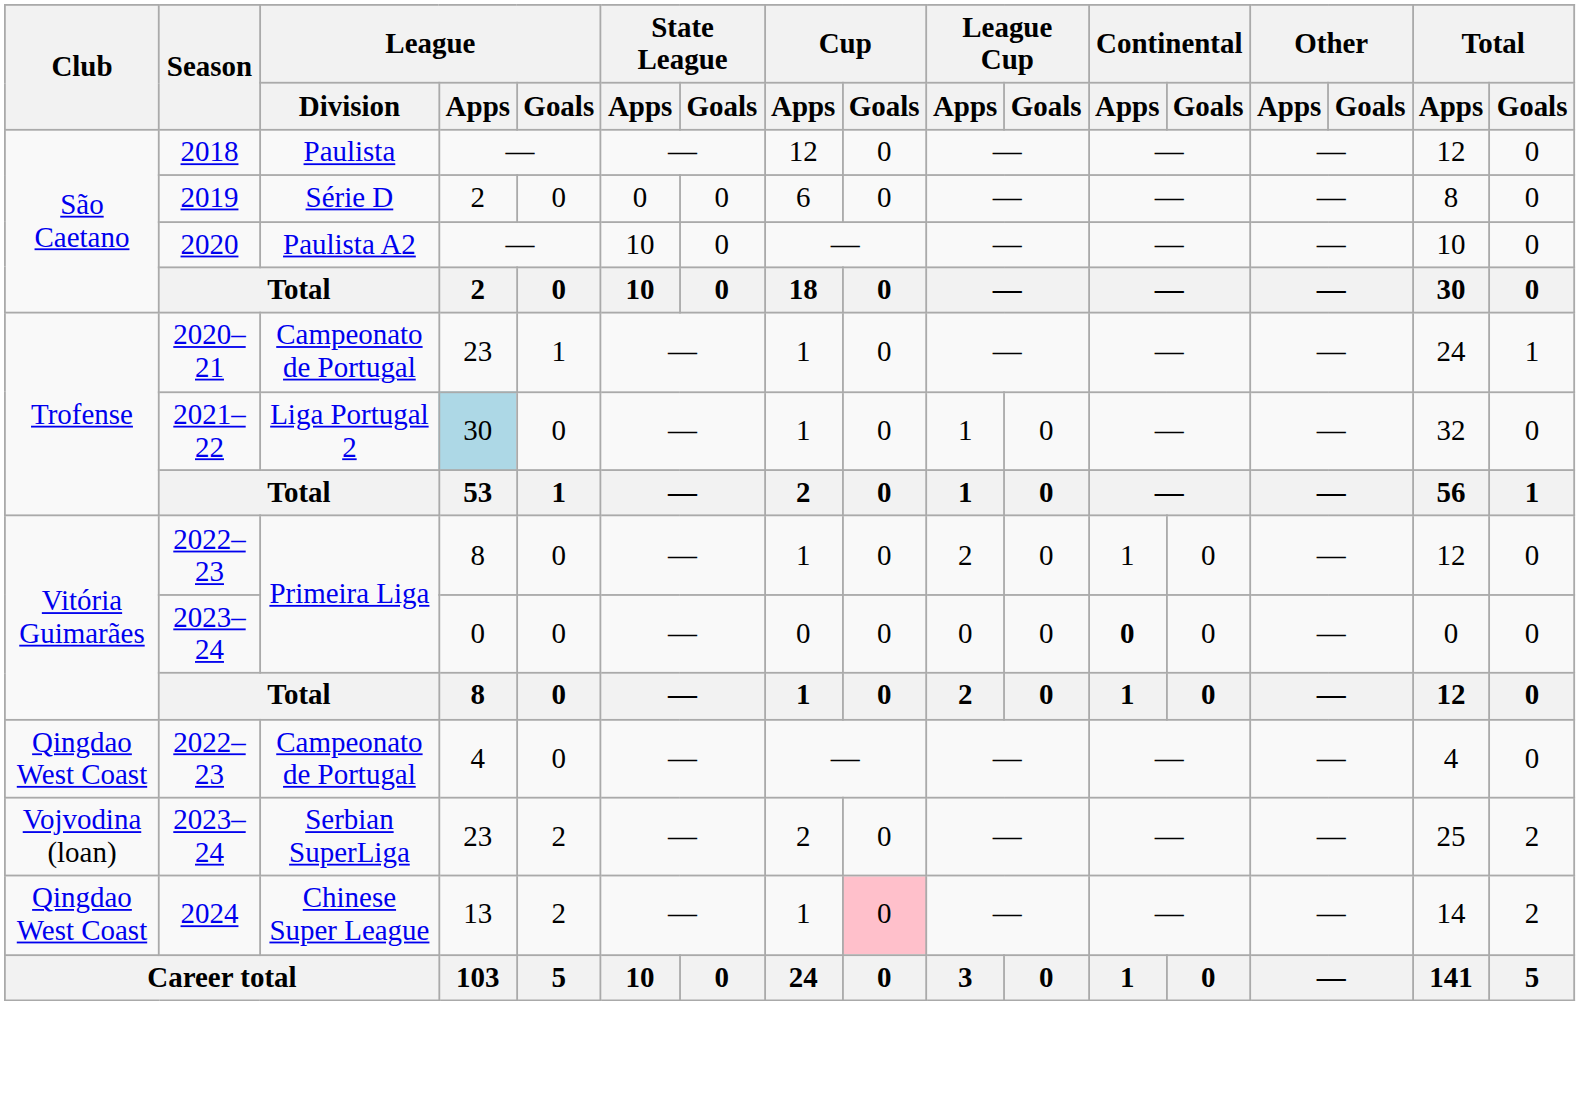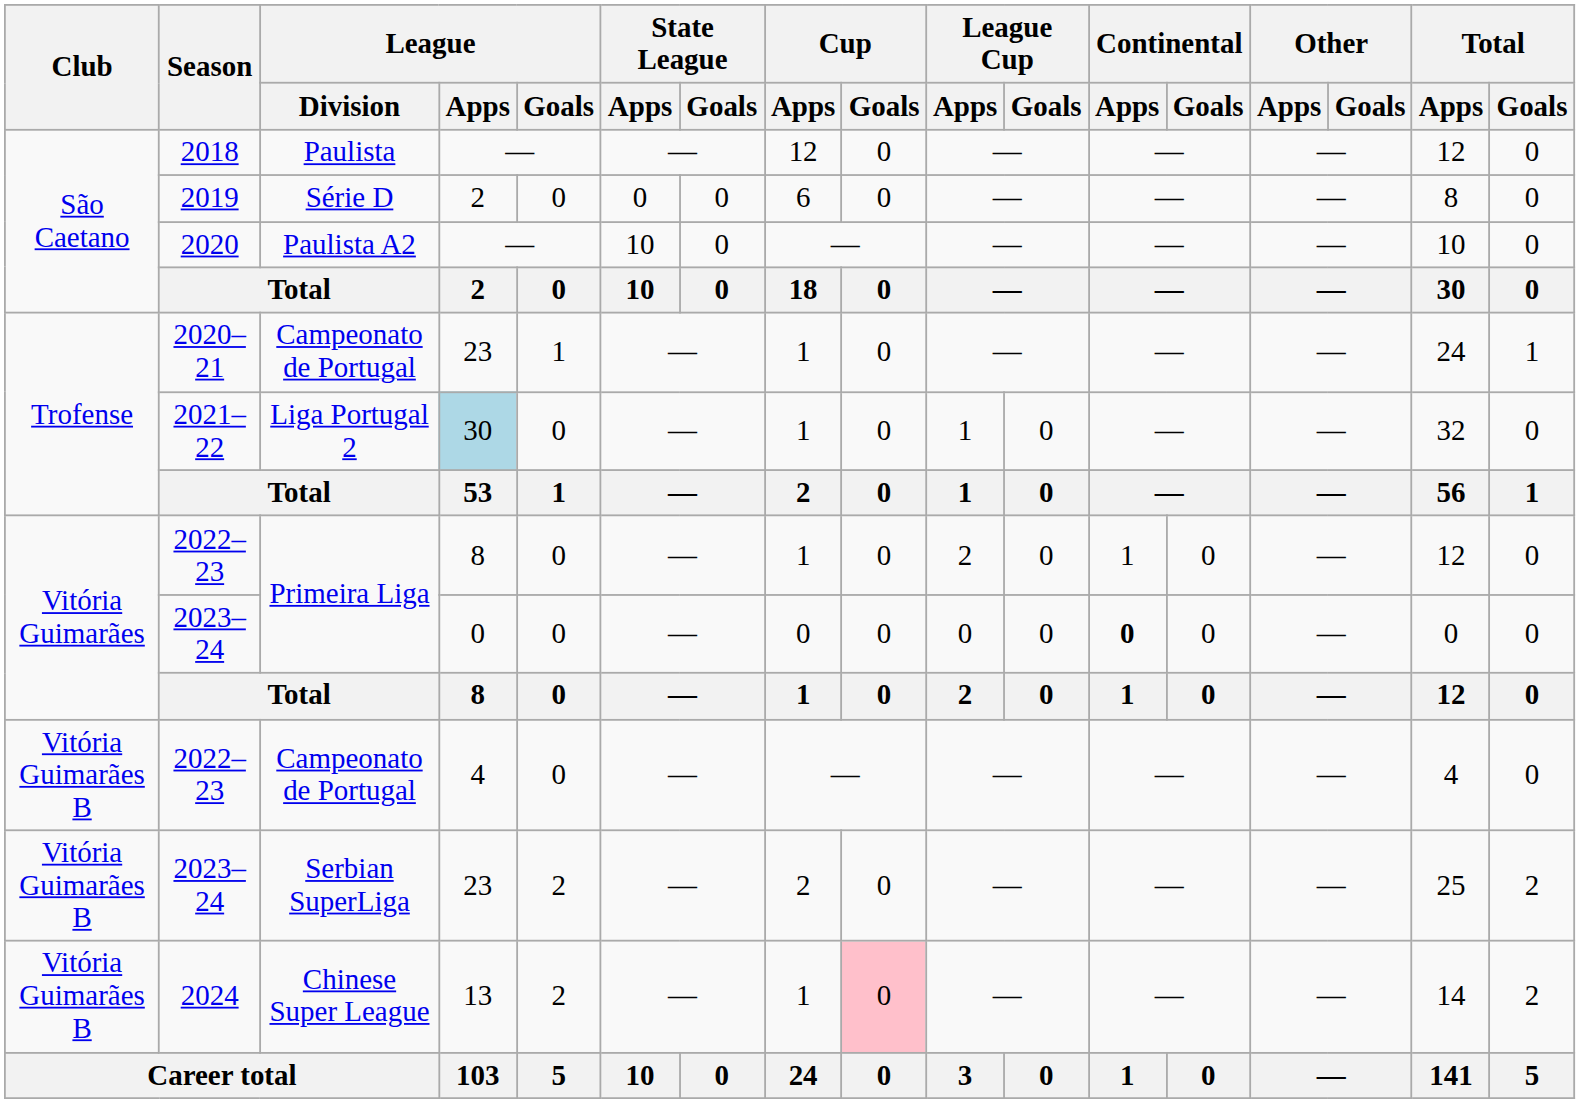(82, 757) Qingdao West Coast -> (82, 774) Vitória Guimarães B
(82, 836) Vojvodina (loan) -> (82, 885) Vitória Guimarães B
(82, 914) Qingdao West Coast -> (82, 996) Vitória Guimarães B
